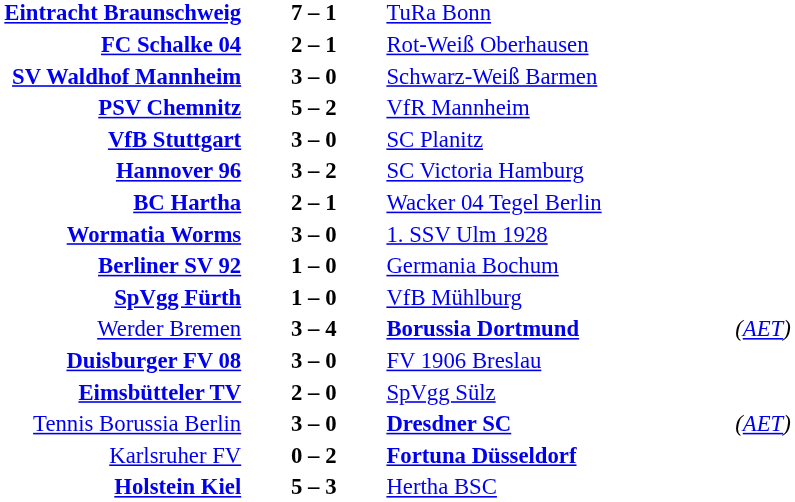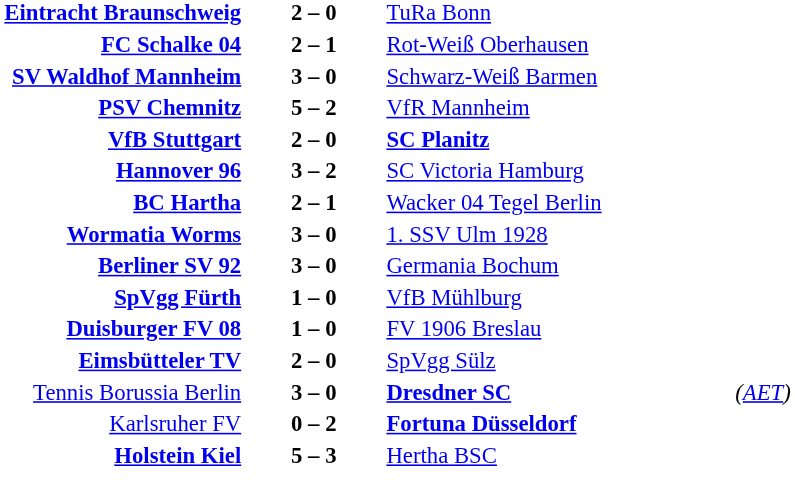(314, 13) 7 – 1 -> (314, 13) 2 – 0
(314, 139) 3 – 0 -> (314, 139) 2 – 0
(435, 139) normal -> (438, 139) bold
(314, 265) 1 – 0 -> (314, 265) 3 – 0
- row: (169, 329)
(314, 360) 3 – 0 -> (314, 329) 1 – 0
